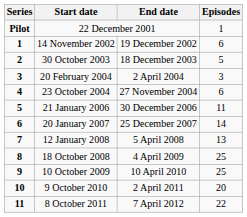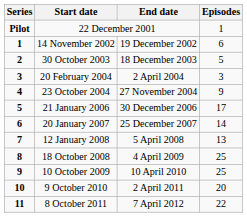(221, 92) 6 -> (221, 92) 9
(221, 108) 11 -> (221, 108) 17
